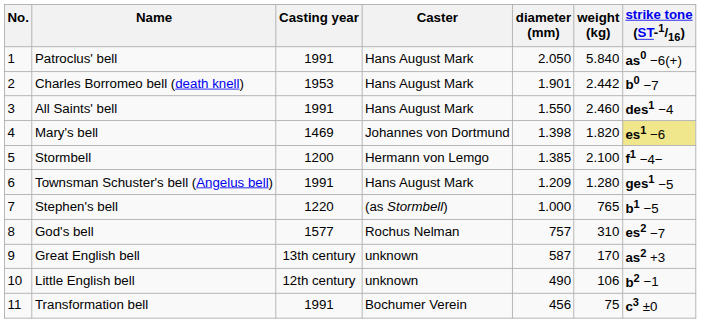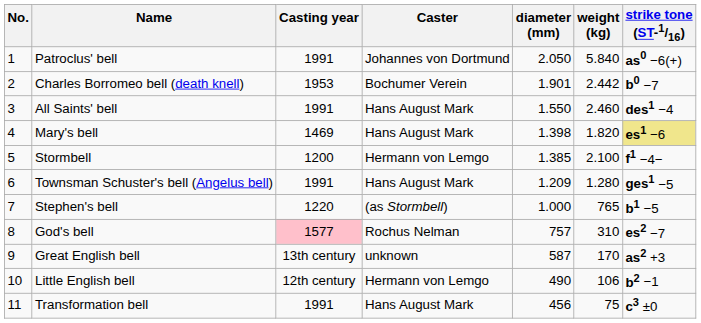(419, 59) Hans August Mark -> (437, 59) Johannes von Dortmund
(419, 83) Hans August Mark -> (416, 83) Bochumer Verein
(437, 133) Johannes von Dortmund -> (419, 133) Hans August Mark
(319, 231) no background -> (319, 231) pink background
(392, 280) unknown -> (427, 280) Hermann von Lemgo
(416, 305) Bochumer Verein -> (419, 305) Hans August Mark
